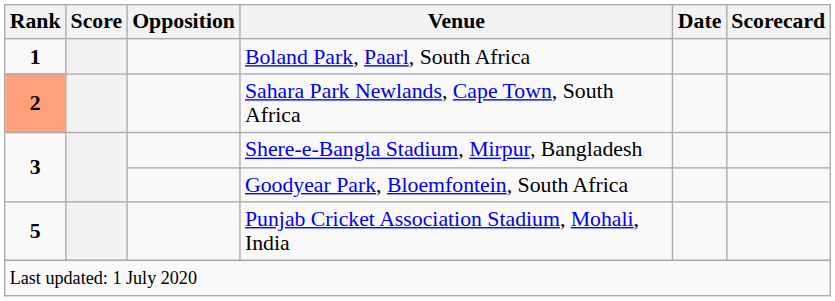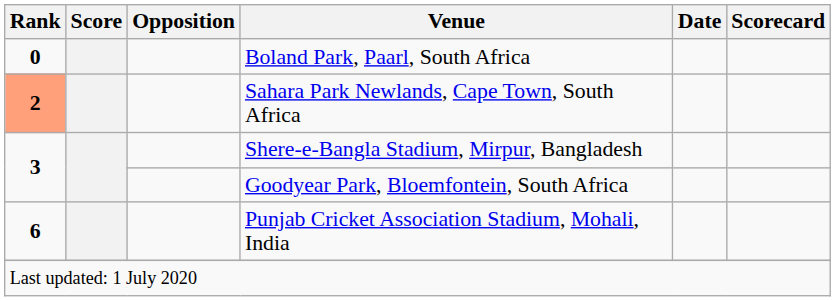(35, 56) 1 -> (35, 56) 0
(35, 231) 5 -> (35, 231) 6
